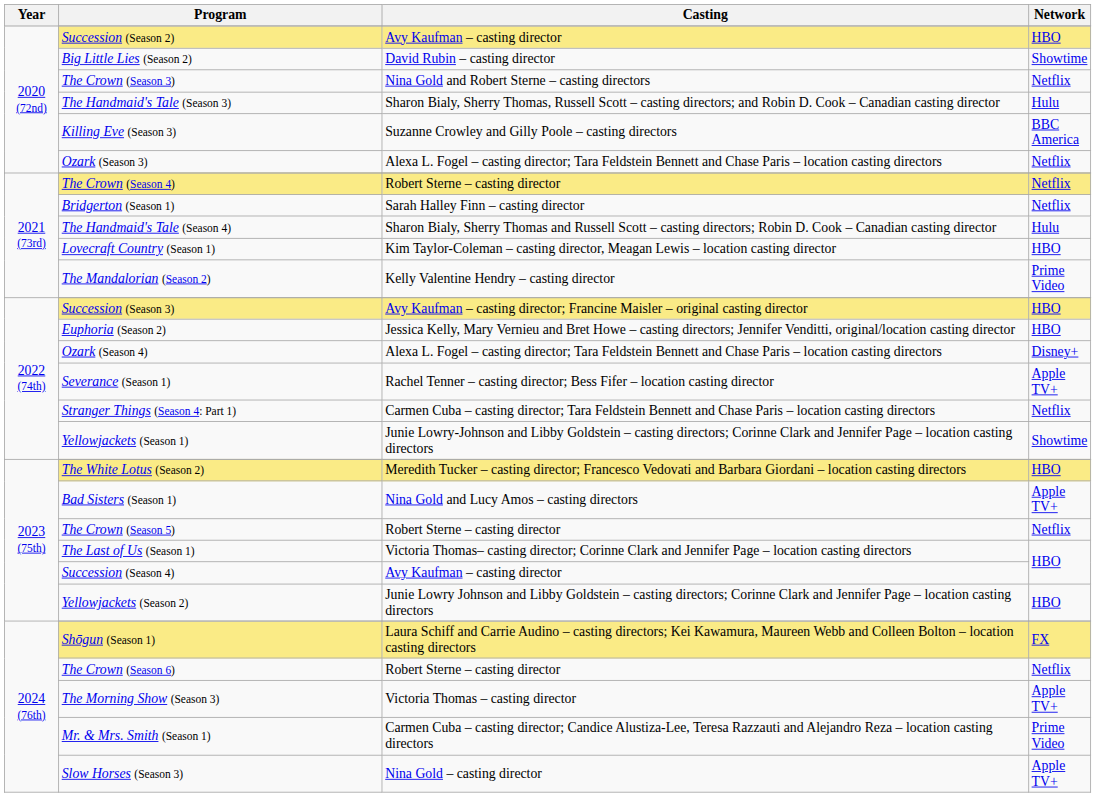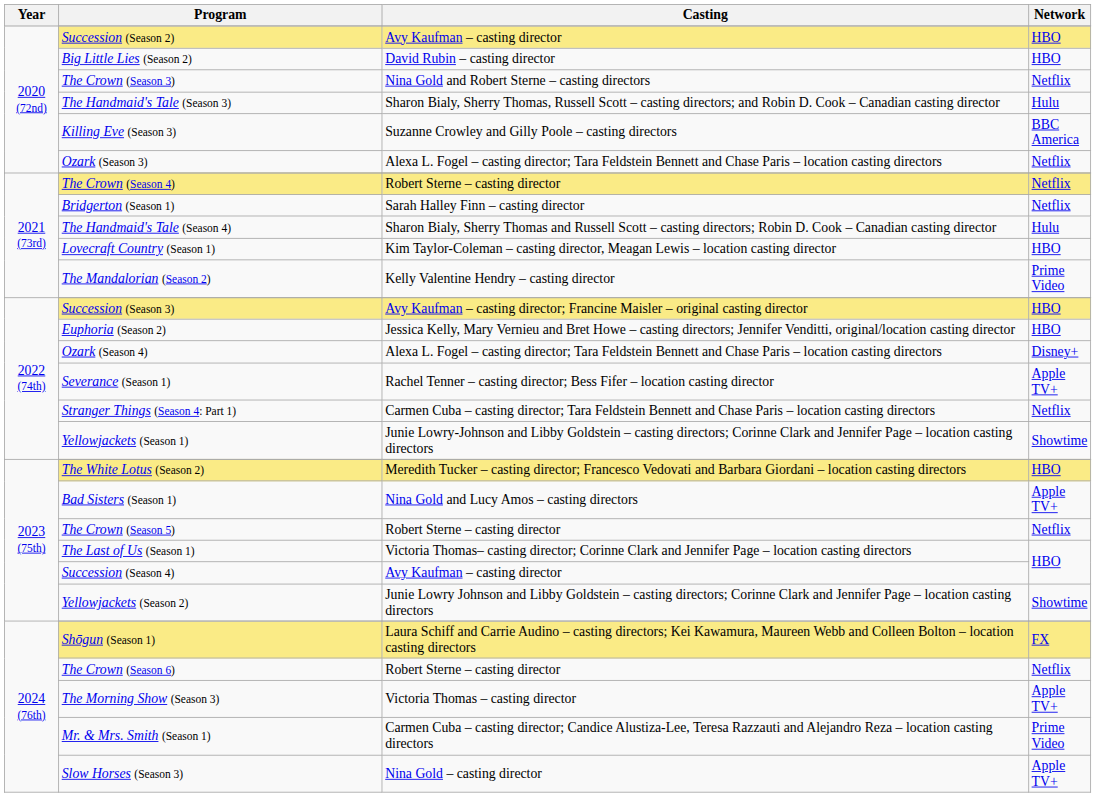(1060, 59) Showtime -> (1046, 59) HBO
(1046, 602) HBO -> (1060, 602) Showtime
